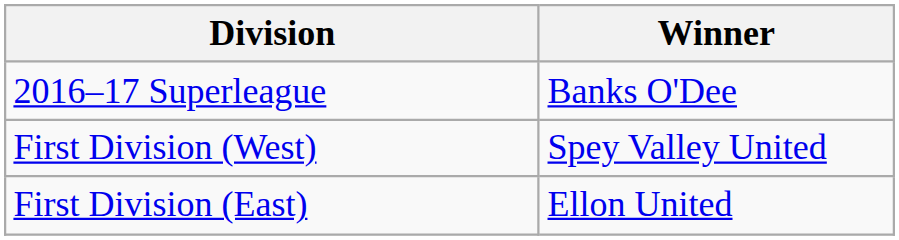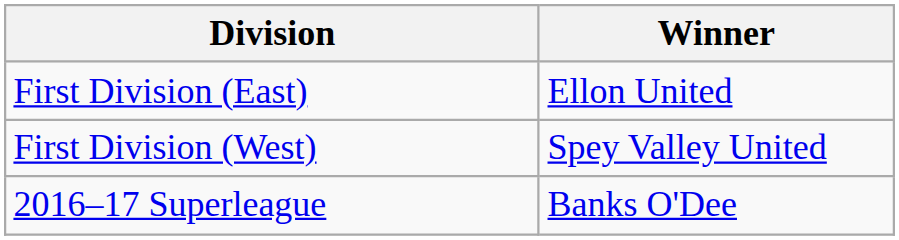rows swapped: (170, 90) <-> (160, 204)
